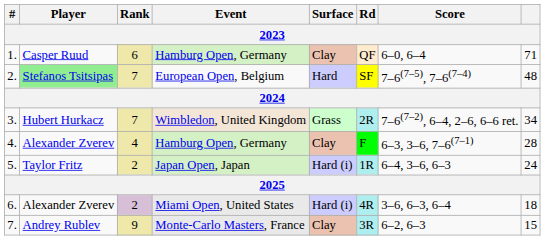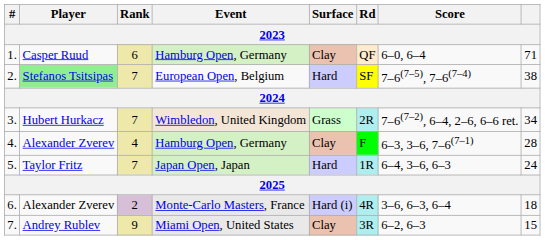(531, 76) 48 -> (531, 76) 38
(135, 165) 2 -> (135, 165) 7
(332, 165) Hard (i) -> (325, 165) Hard
(225, 205) Miami Open, United States -> (230, 205) Monte-Carlo Masters, France
(230, 225) Monte-Carlo Masters, France -> (225, 225) Miami Open, United States
